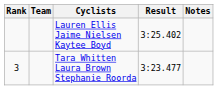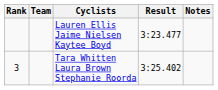(161, 35) 3:25.402 -> (161, 35) 3:23.477
(161, 68) 3:23.477 -> (161, 68) 3:25.402
